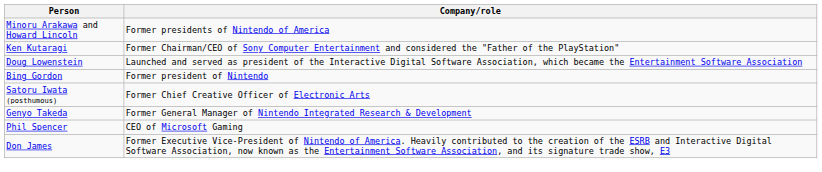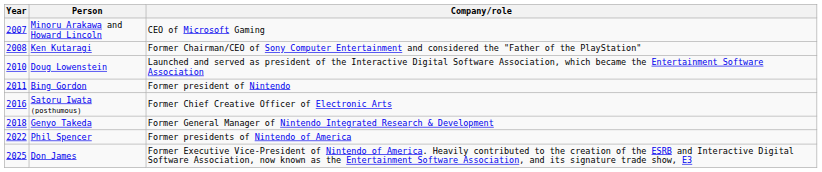+ column: (17, 11)
(228, 30) Former presidents of Nintendo of America -> (206, 30) CEO of Microsoft Gaming
(184, 127) CEO of Microsoft Gaming -> (250, 137) Former presidents of Nintendo of America
